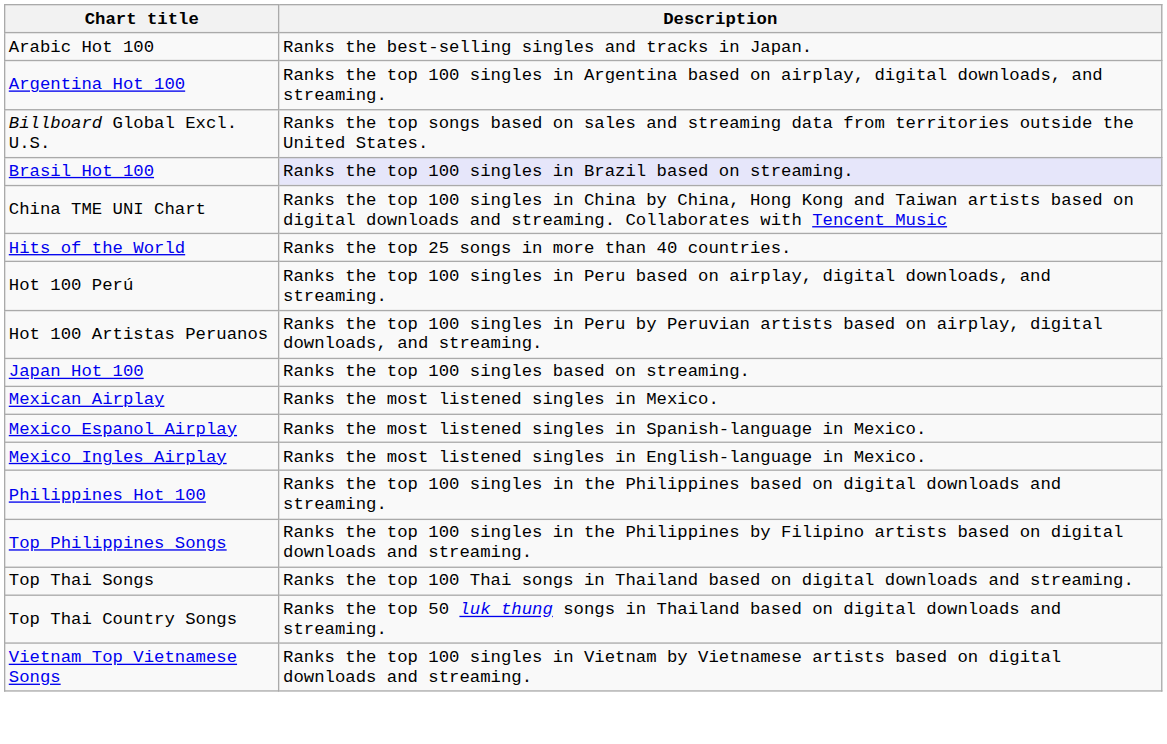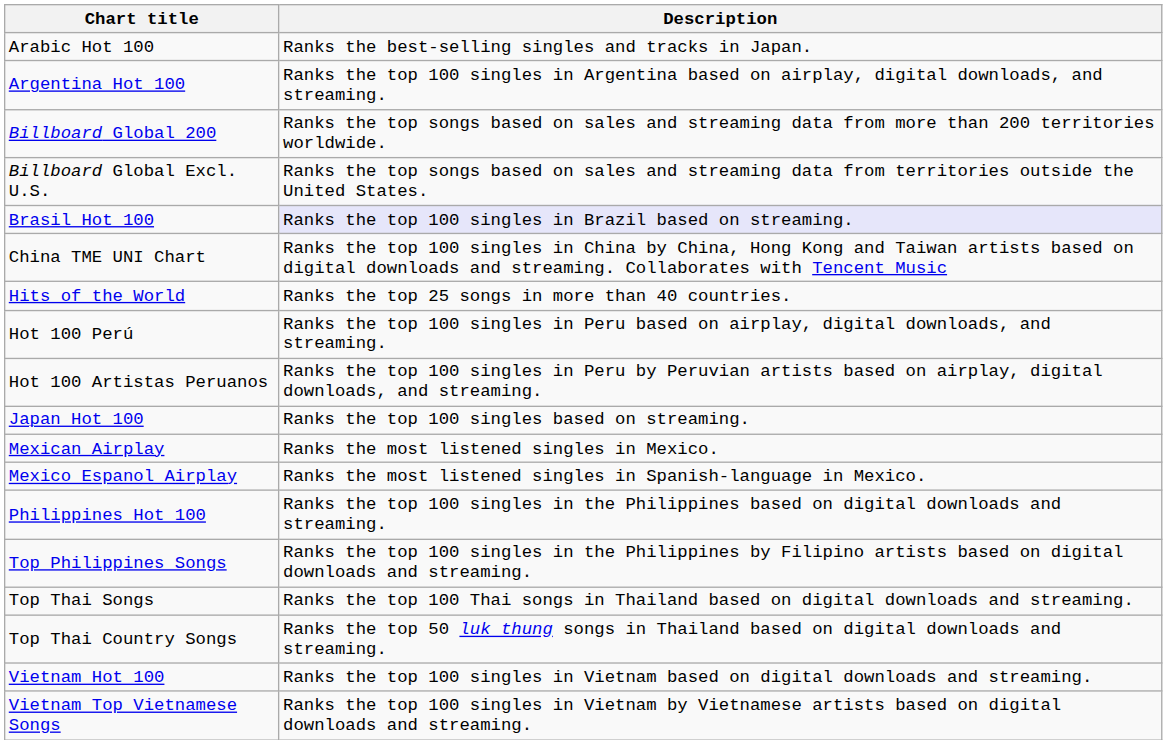+ row: (113, 133)
- row: (118, 457)
+ row: (87, 677)
